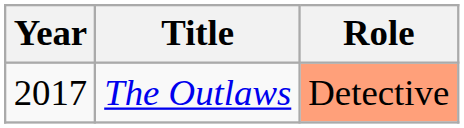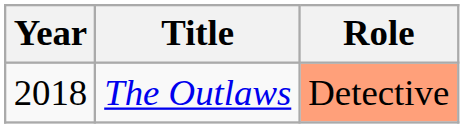(50, 92) 2017 -> (50, 92) 2018
